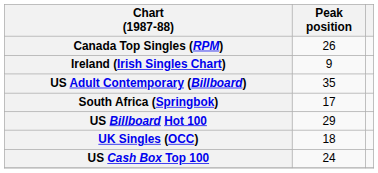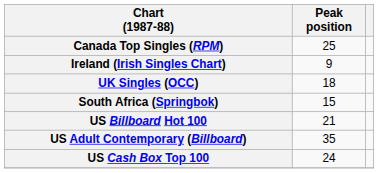(329, 45) 26 -> (329, 45) 25
rows swapped: (148, 139) <-> (148, 83)
(329, 102) 17 -> (329, 102) 15
(329, 121) 29 -> (329, 121) 21
